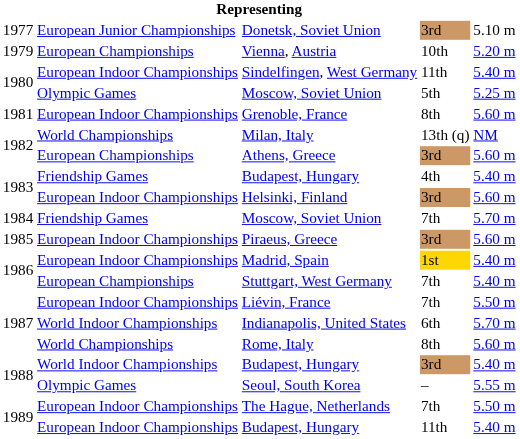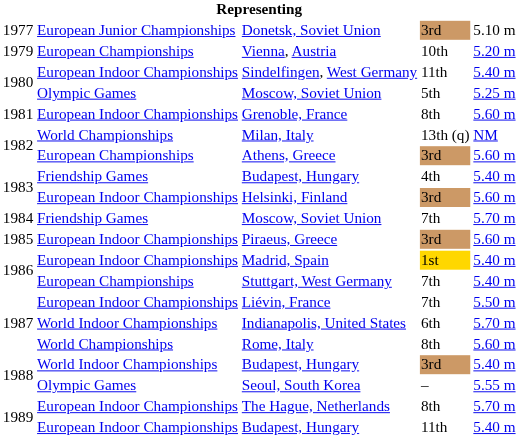(431, 406) 7th -> (431, 406) 8th
(494, 406) 5.50 m -> (494, 406) 5.70 m
